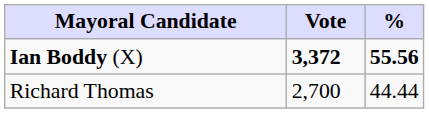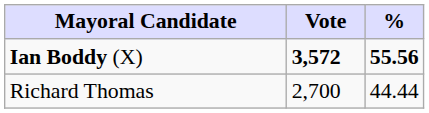(316, 56) 3,372 -> (316, 56) 3,572
